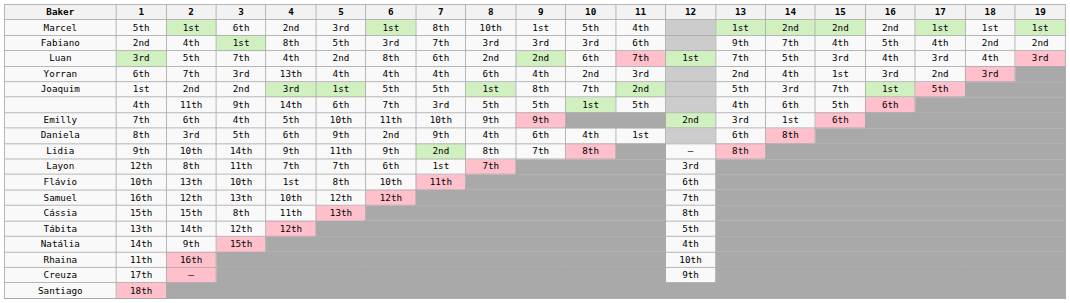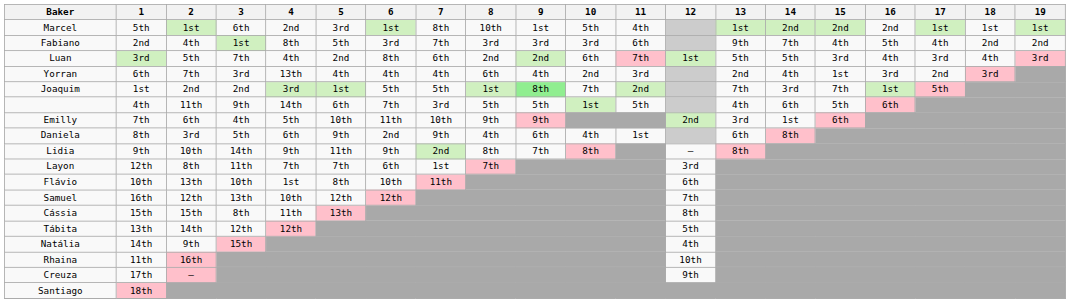(740, 59) 7th -> (740, 59) 5th
(541, 90) no background -> (541, 90) lightgreen background
(740, 90) 5th -> (740, 90) 7th
